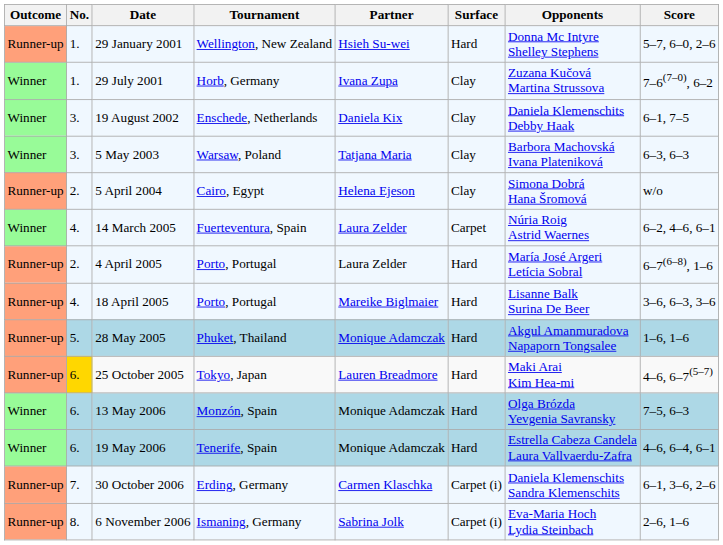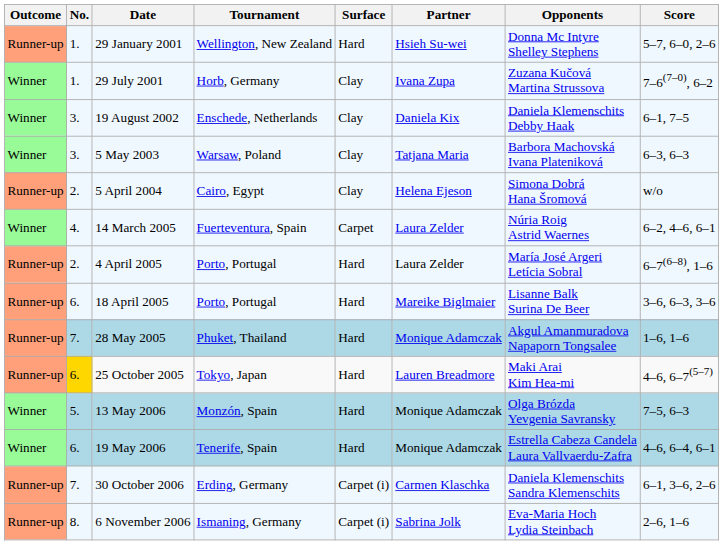columns swapped: (476, 14) <-> (392, 14)
(75, 300) 4. -> (75, 300) 6.
(75, 337) 5. -> (75, 337) 7.
(75, 410) 6. -> (75, 410) 5.
